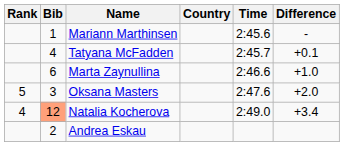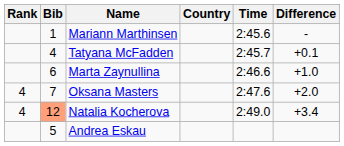(22, 92) 5 -> (22, 92) 4
(53, 92) 3 -> (53, 92) 7
(53, 131) 2 -> (53, 131) 5
